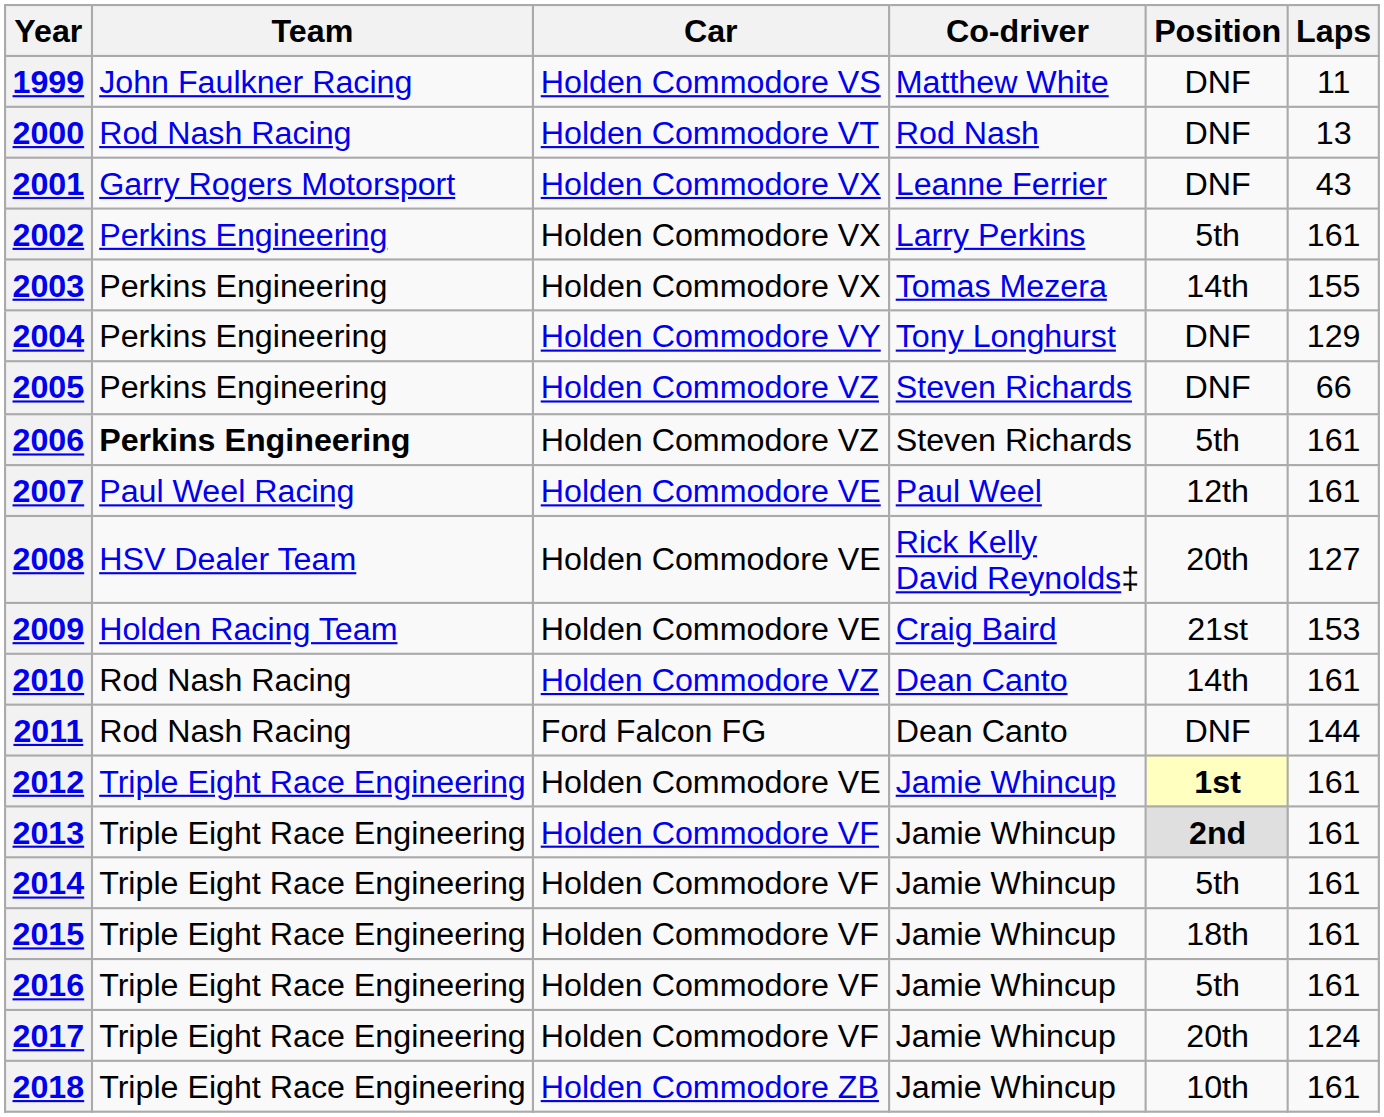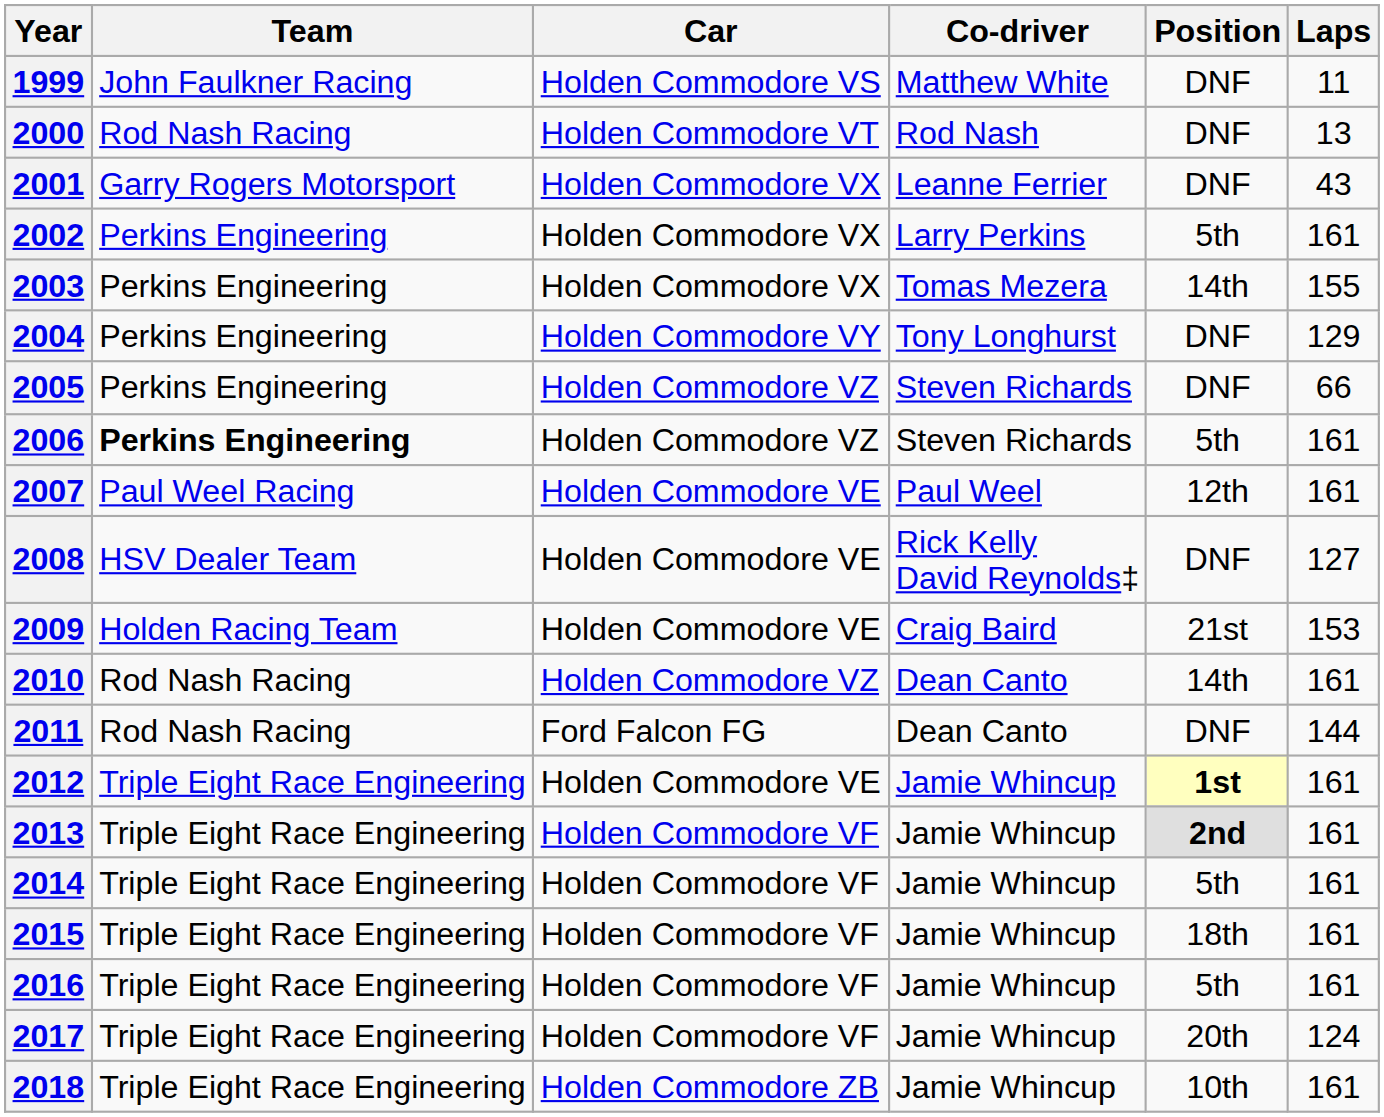(1218, 559) 20th -> (1218, 559) DNF
